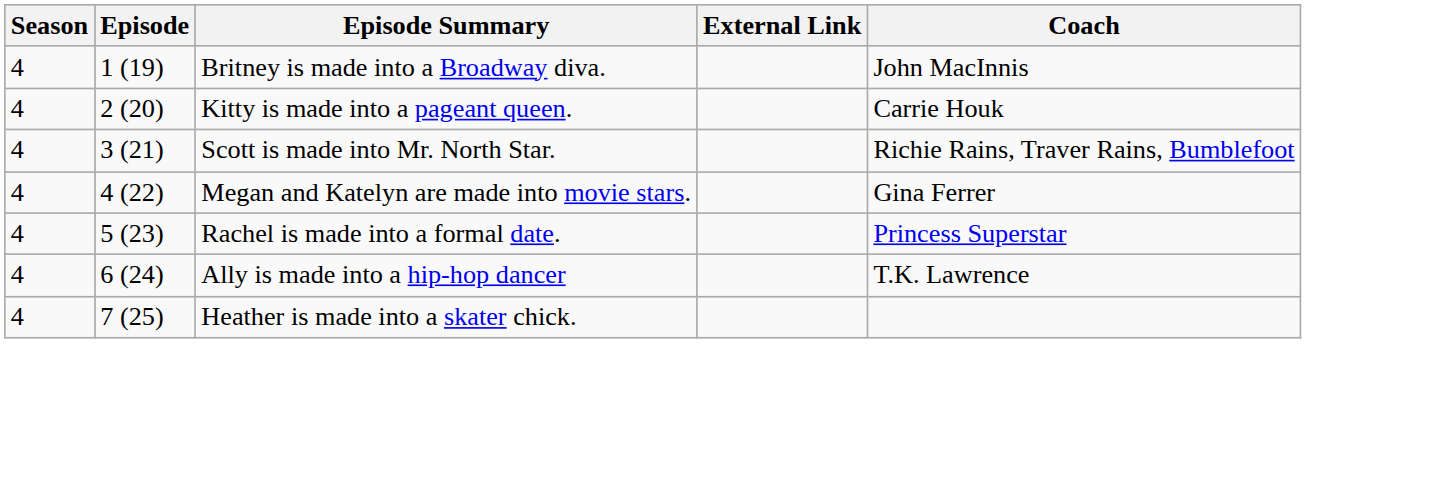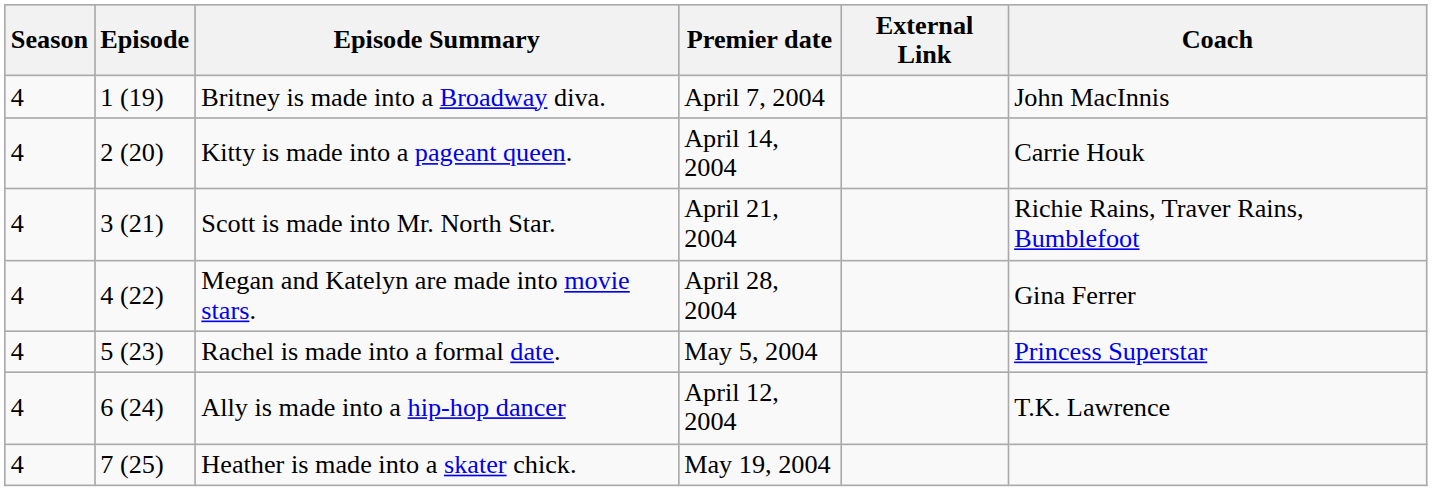+ column: (759, 40)
